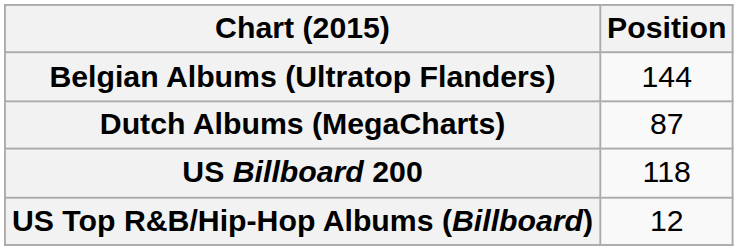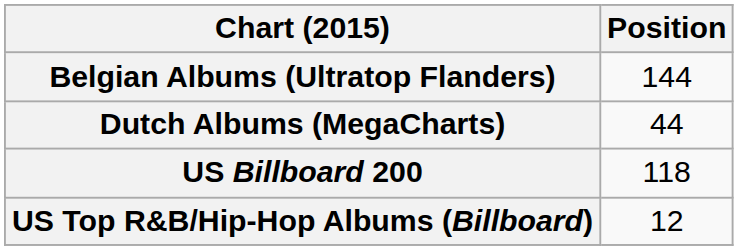(667, 124) 87 -> (667, 124) 44
